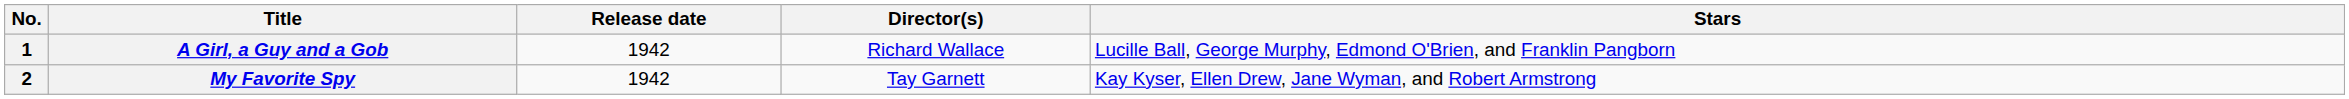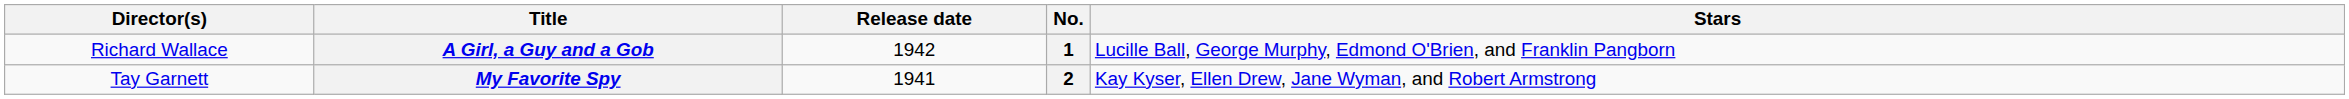columns swapped: (27, 19) <-> (936, 19)
(649, 79) 1942 -> (914, 79) 1941
